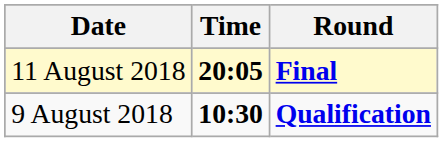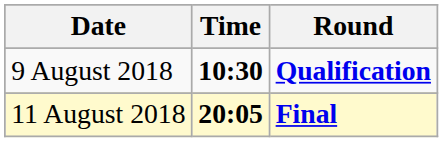rows swapped: (92, 114) <-> (98, 70)
